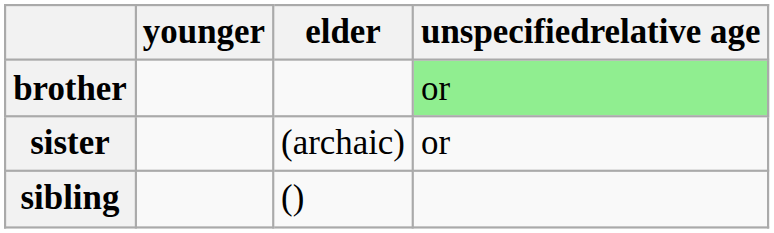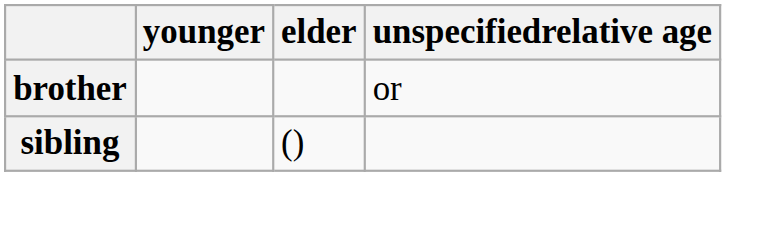(436, 87) lightgreen background -> (387, 87) no background
- row: (70, 142)
